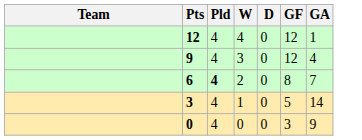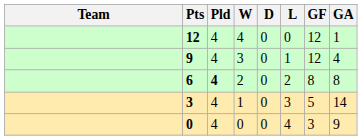+ column: (293, 15)
(313, 80) 7 -> (336, 80) 8
